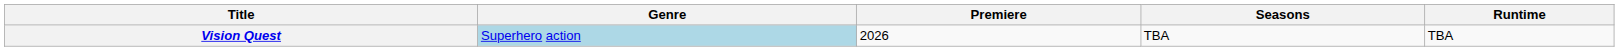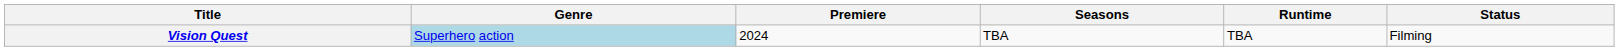+ column: (1500, 14)
(874, 35) 2026 -> (754, 35) 2024
